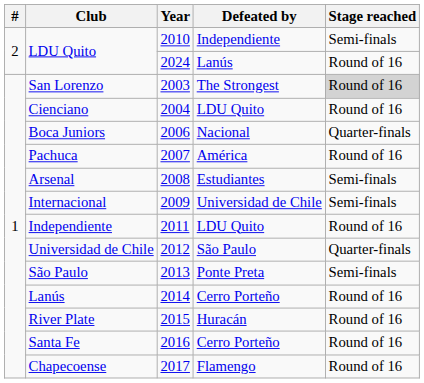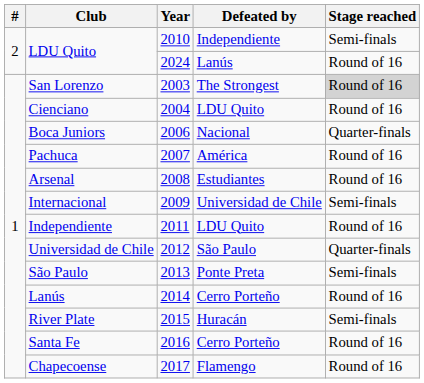(363, 179) Semi-finals -> (365, 179) Round of 16
(365, 319) Round of 16 -> (363, 319) Semi-finals
